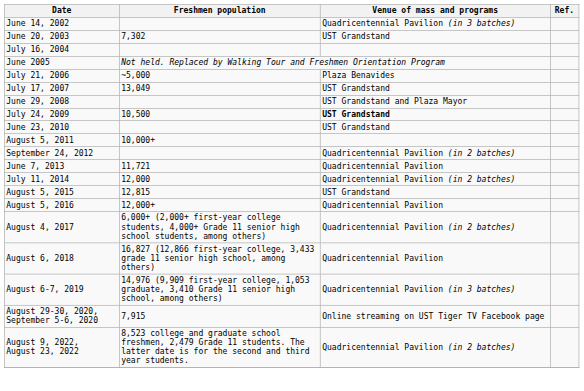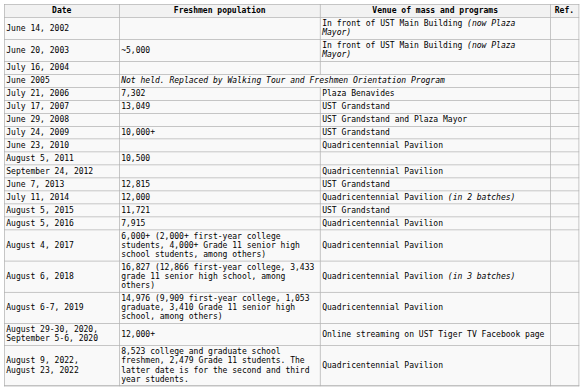(419, 24) Quadricentennial Pavilion (in 3 batches) -> (419, 29) In front of UST Main Building (now Plaza Mayor)
(133, 37) 7,302 -> (136, 51) ~5,000
(356, 37) UST Grandstand -> (419, 51) In front of UST Main Building (now Plaza Mayor)
(136, 76) ~5,000 -> (133, 94) 7,302
(136, 115) 10,500 -> (138, 133) 10,000+
(356, 115) bold -> (356, 133) normal
(356, 128) UST Grandstand -> (383, 146) Quadricentennial Pavilion
(138, 141) 10,000+ -> (136, 159) 10,500
(419, 154) Quadricentennial Pavilion (in 2 batches) -> (383, 172) Quadricentennial Pavilion
(136, 167) 11,721 -> (136, 185) 12,815
(383, 167) Quadricentennial Pavilion -> (356, 185) UST Grandstand
(136, 193) 12,815 -> (136, 211) 11,721
(138, 206) 12,000+ -> (133, 224) 7,915
(419, 228) Quadricentennial Pavilion (in 2 batches) -> (383, 246) Quadricentennial Pavilion
(383, 259) Quadricentennial Pavilion -> (419, 277) Quadricentennial Pavilion (in 3 batches)
(419, 290) Quadricentennial Pavilion (in 3 batches) -> (383, 308) Quadricentennial Pavilion
(133, 317) 7,915 -> (138, 335) 12,000+
(419, 348) Quadricentennial Pavilion (in 2 batches) -> (383, 366) Quadricentennial Pavilion
